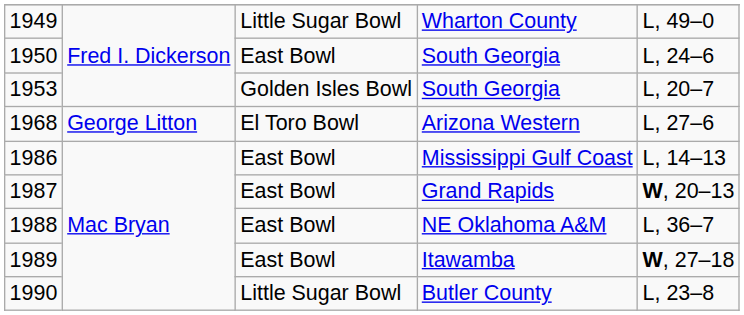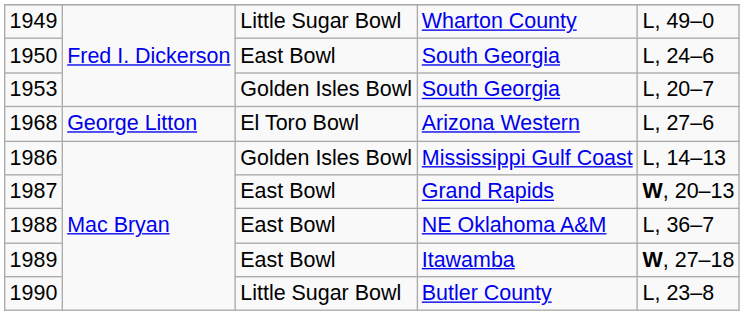(288, 157) East Bowl -> (326, 157) Golden Isles Bowl
